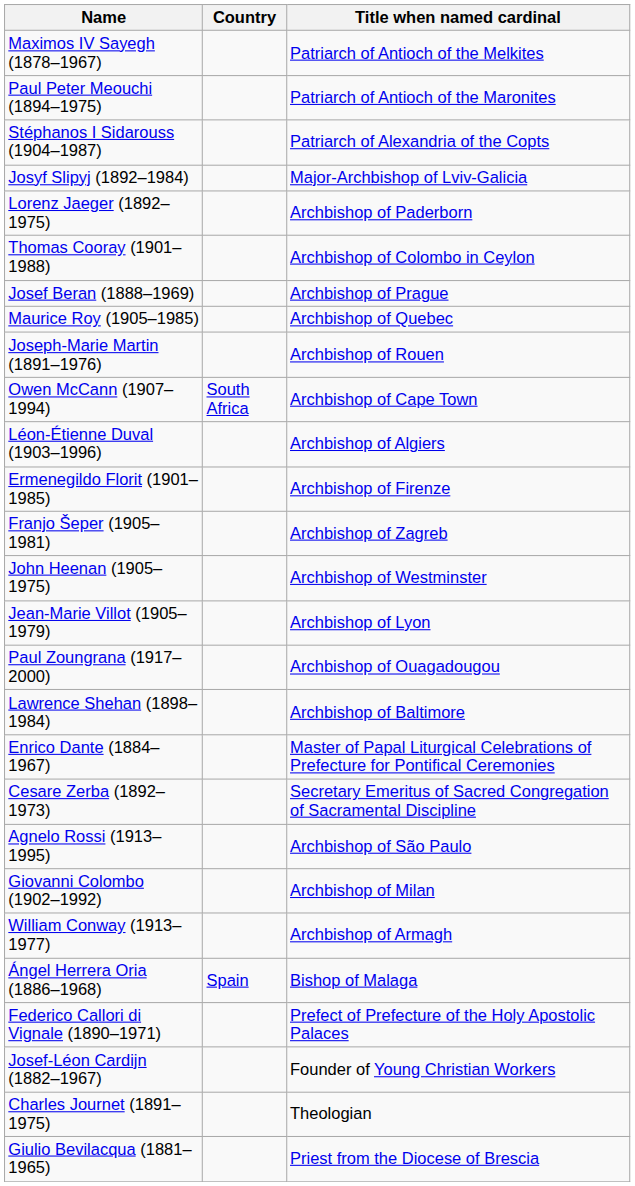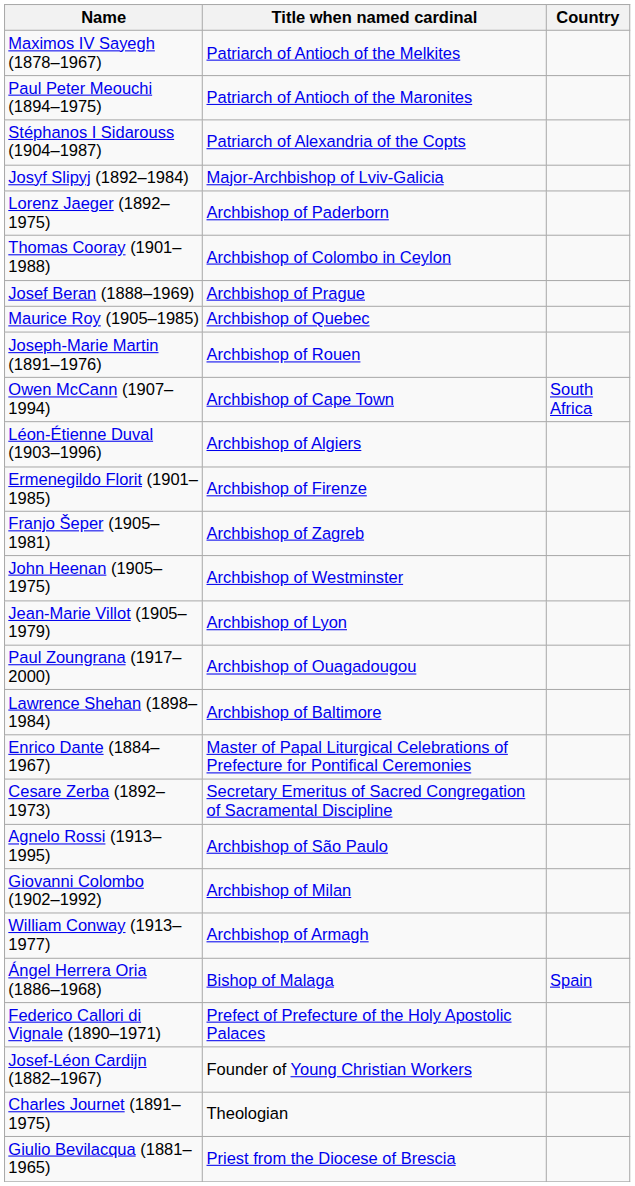columns swapped: (458, 17) <-> (244, 17)
